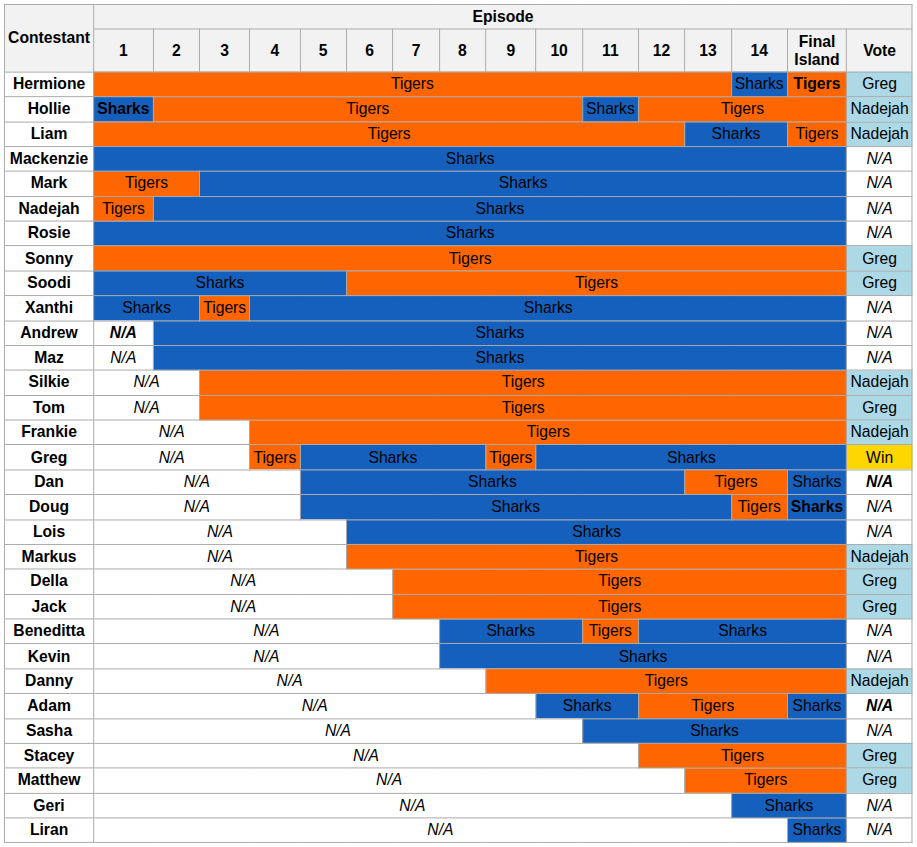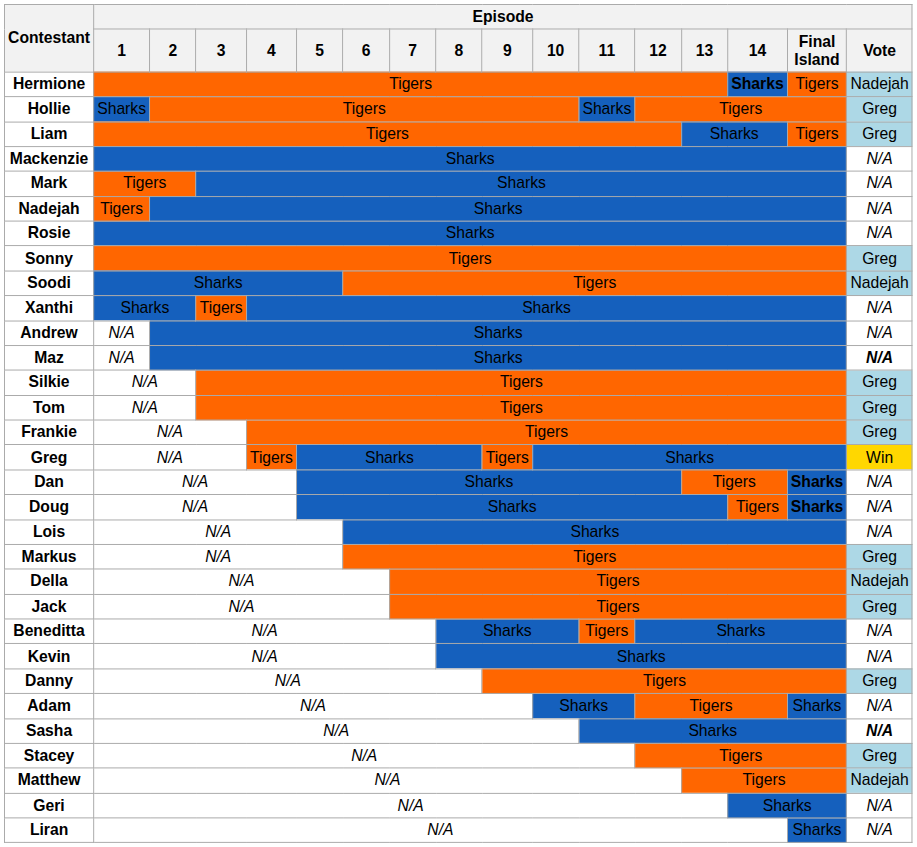(759, 84) normal -> (757, 84) bold
(817, 84) bold -> (817, 84) normal
(880, 84) Greg -> (880, 84) Nadejah
(123, 109) bold -> (122, 109) normal
(880, 109) Nadejah -> (880, 109) Greg
(880, 134) Nadejah -> (880, 134) Greg
(880, 283) Greg -> (880, 283) Nadejah
(123, 332) bold -> (122, 332) normal
(880, 357) normal -> (880, 357) bold
(880, 382) Nadejah -> (880, 382) Greg
(880, 432) Nadejah -> (880, 432) Greg
(817, 482) normal -> (817, 482) bold
(880, 482) bold -> (880, 482) normal
(880, 556) Nadejah -> (880, 556) Greg
(880, 581) Greg -> (880, 581) Nadejah
(880, 681) Nadejah -> (880, 681) Greg
(880, 705) bold -> (880, 705) normal
(880, 730) normal -> (880, 730) bold
(880, 780) Greg -> (880, 780) Nadejah
